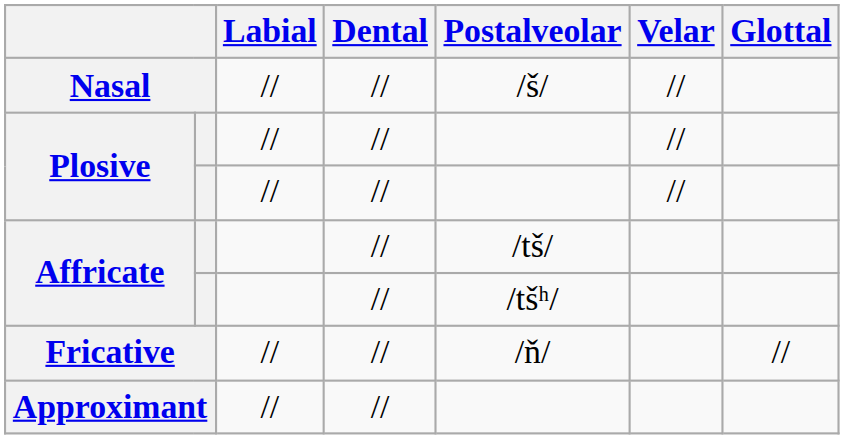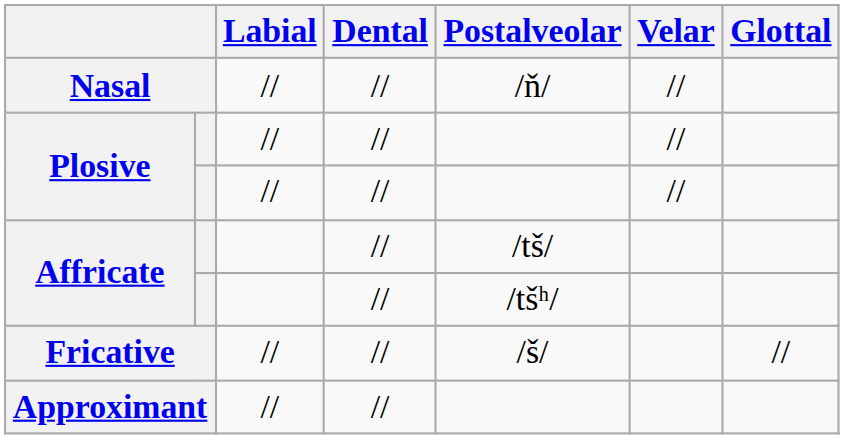(533, 84) /š/ -> (533, 84) /ň/
(533, 352) /ň/ -> (533, 352) /š/
